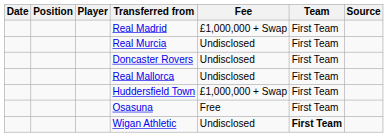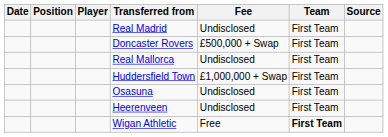(243, 28) £1,000,000 + Swap -> (227, 28) Undisclosed
- row: (139, 44)
(227, 60) Undisclosed -> (239, 44) £500,000 + Swap
(210, 108) Free -> (227, 92) Undisclosed
+ row: (140, 108)
(227, 124) Undisclosed -> (210, 124) Free
